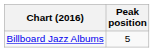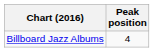(127, 39) 5 -> (127, 39) 4
